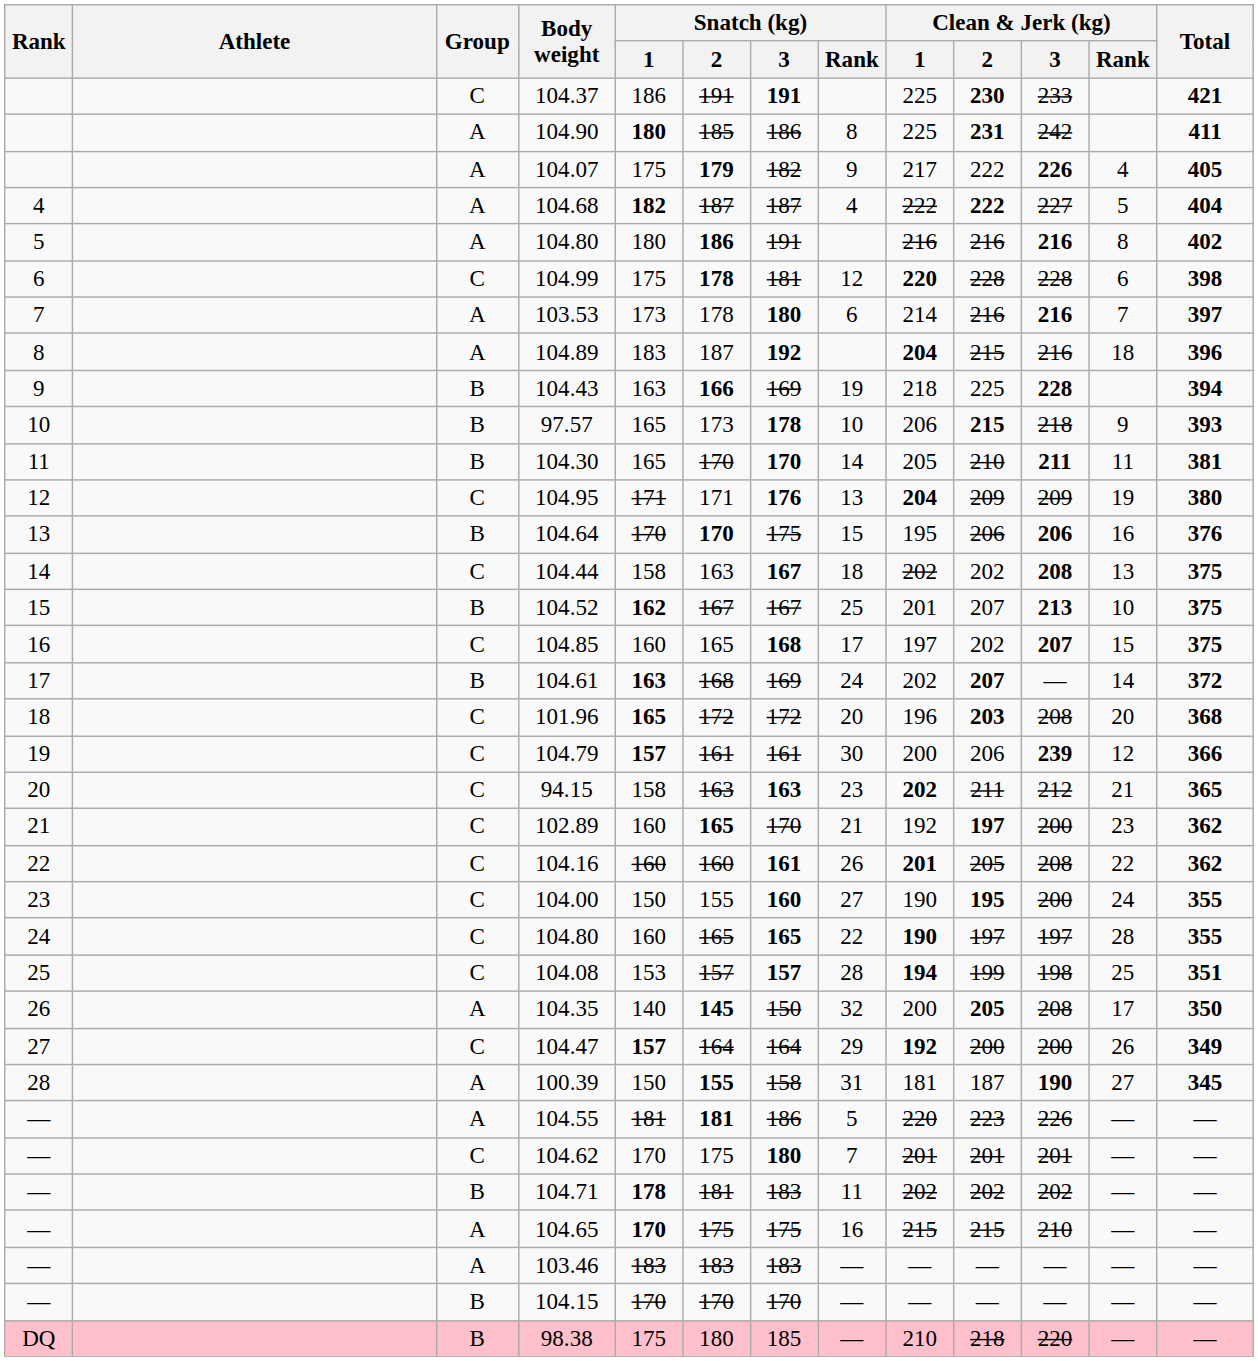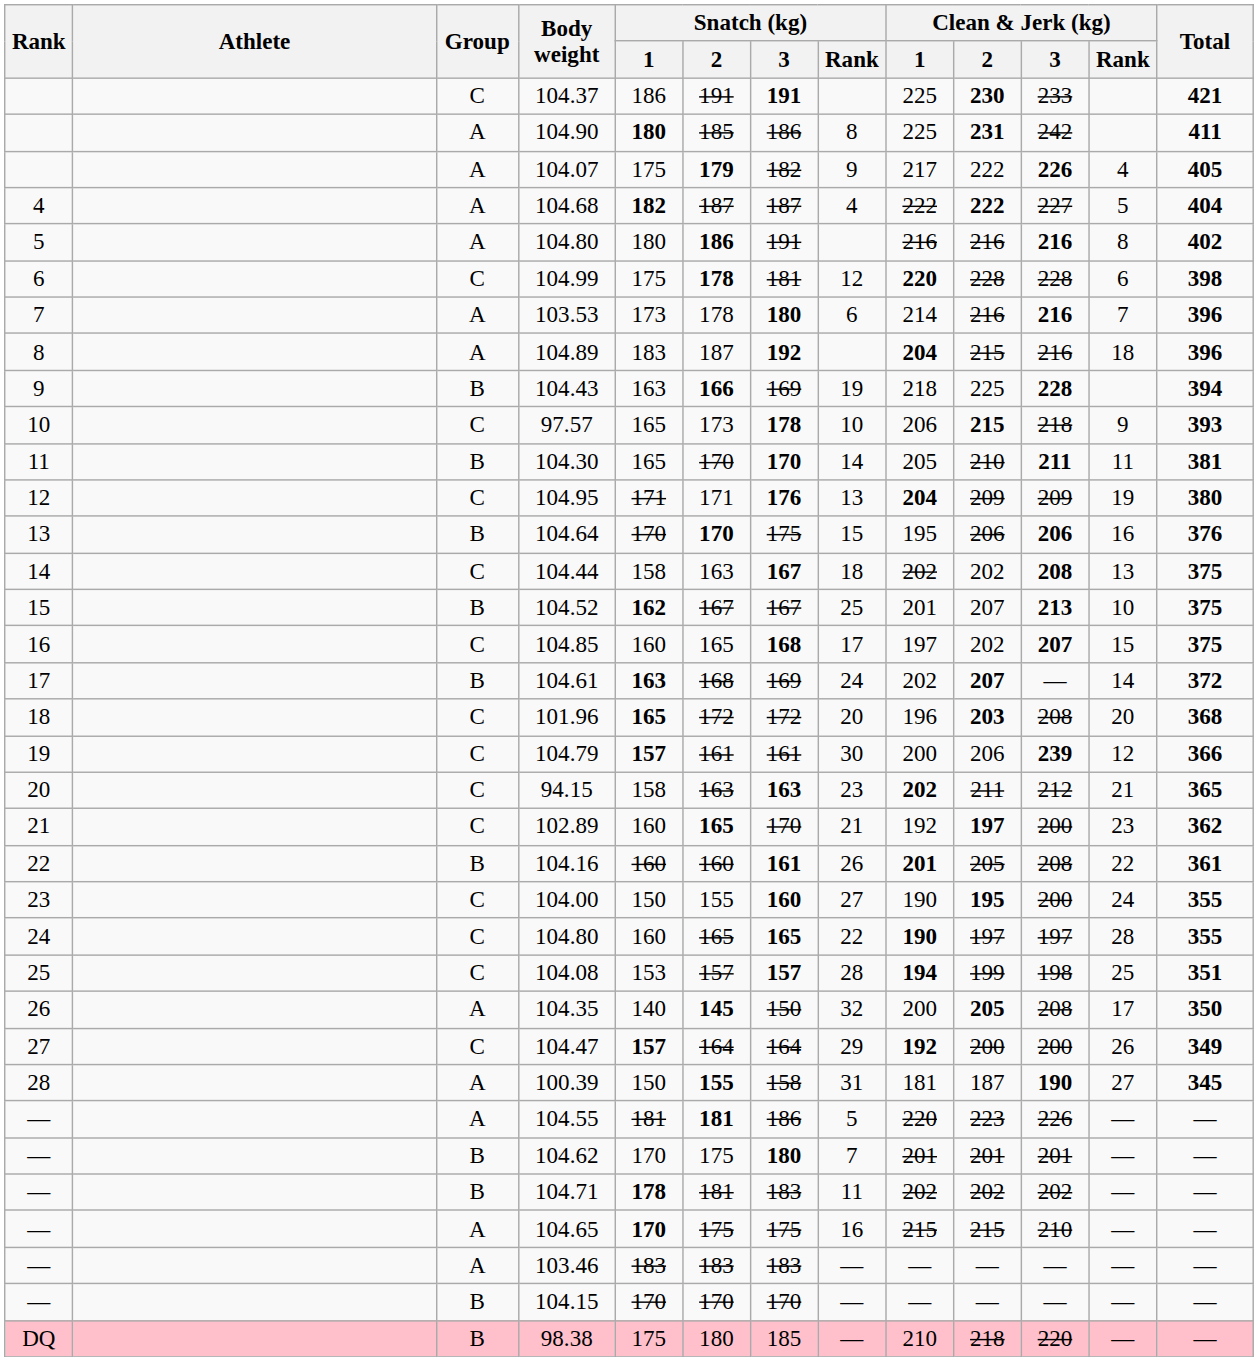(1205, 315) 397 -> (1205, 315) 396
(477, 424) B -> (477, 424) C
(477, 863) C -> (477, 863) B
(1205, 863) 362 -> (1205, 863) 361
(477, 1155) C -> (477, 1155) B
